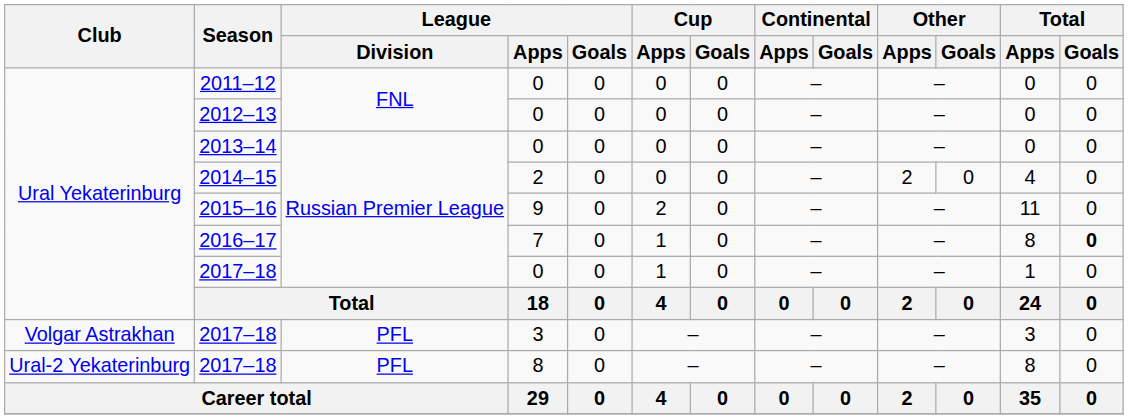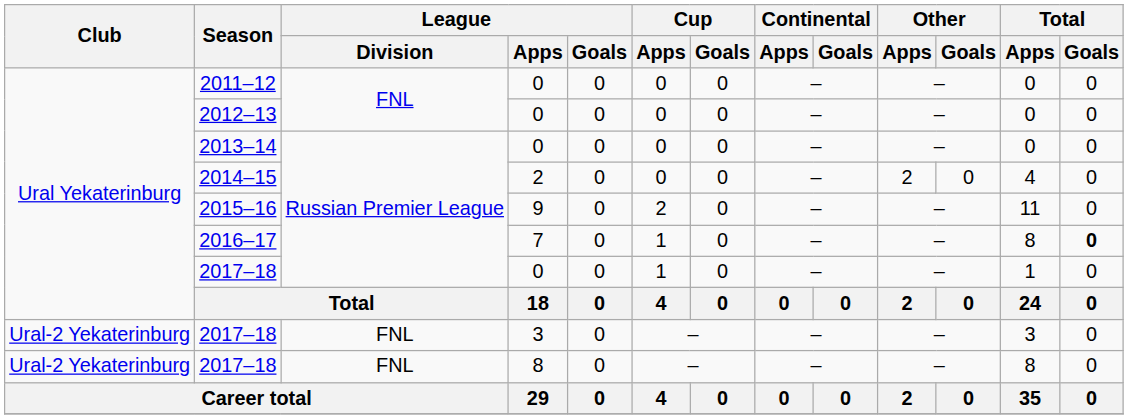(100, 334) Volgar Astrakhan -> (100, 334) Ural-2 Yekaterinburg
(395, 334) PFL -> (395, 334) FNL
(395, 366) PFL -> (395, 366) FNL
